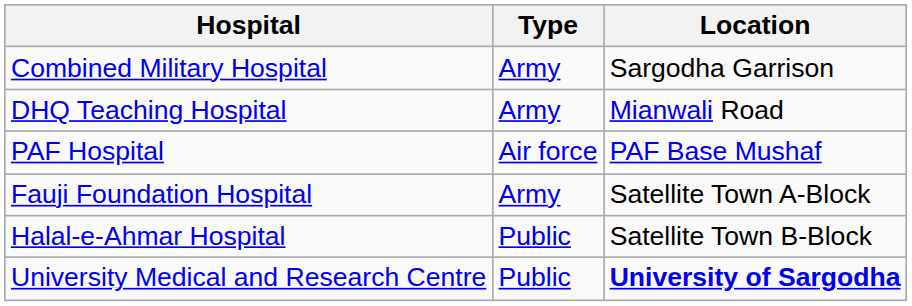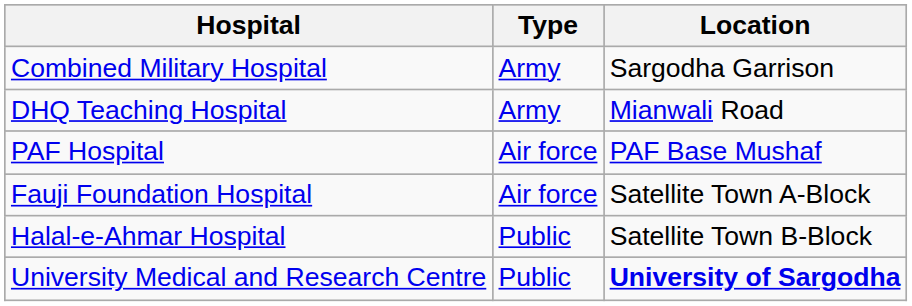(530, 194) Army -> (548, 194) Air force
